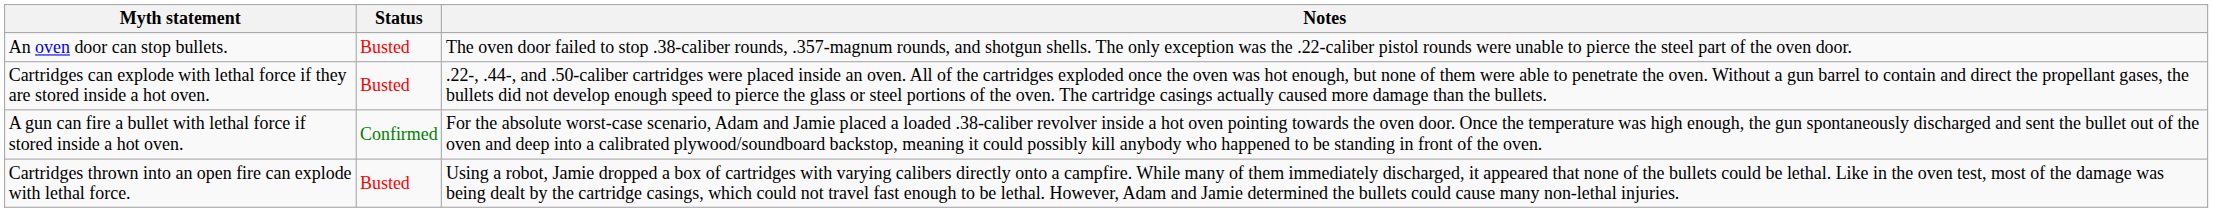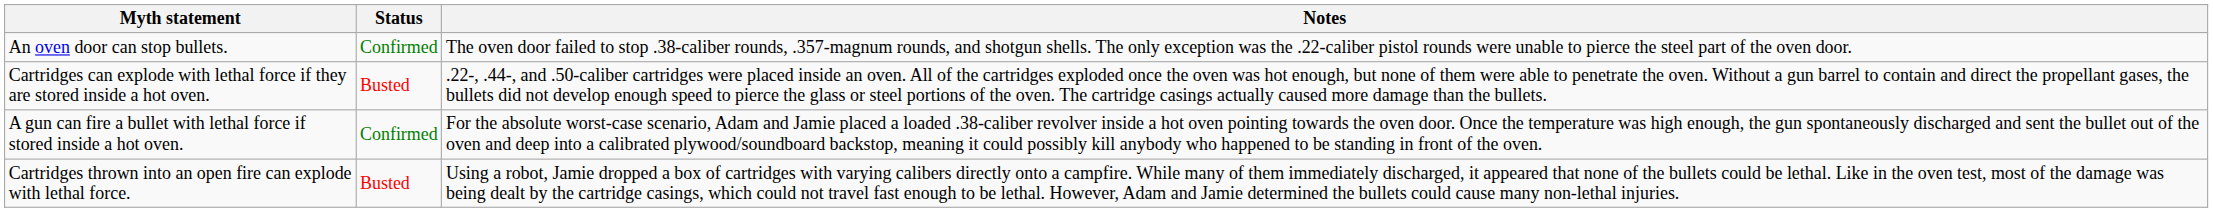(385, 47) Busted -> (399, 47) Confirmed
